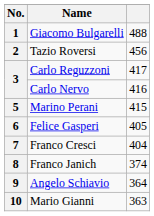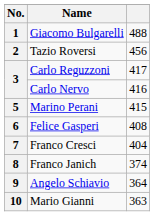(138, 126) 405 -> (138, 126) 408
